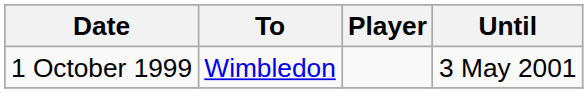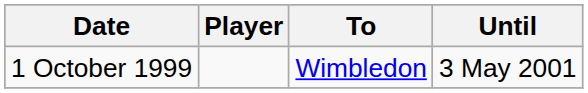columns swapped: (387, 26) <-> (270, 26)
